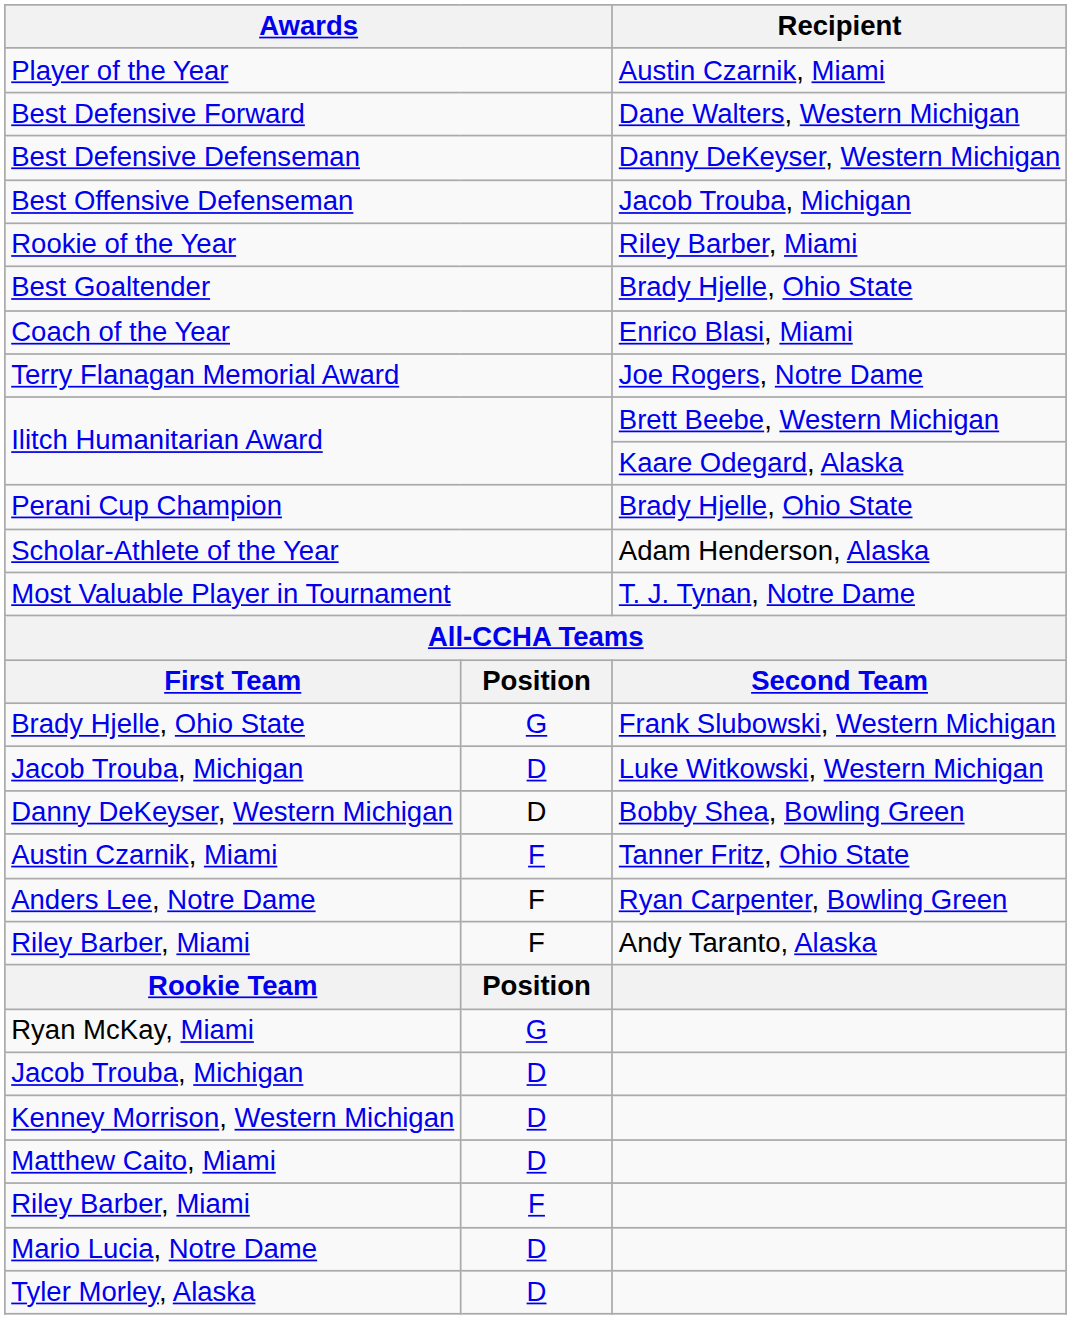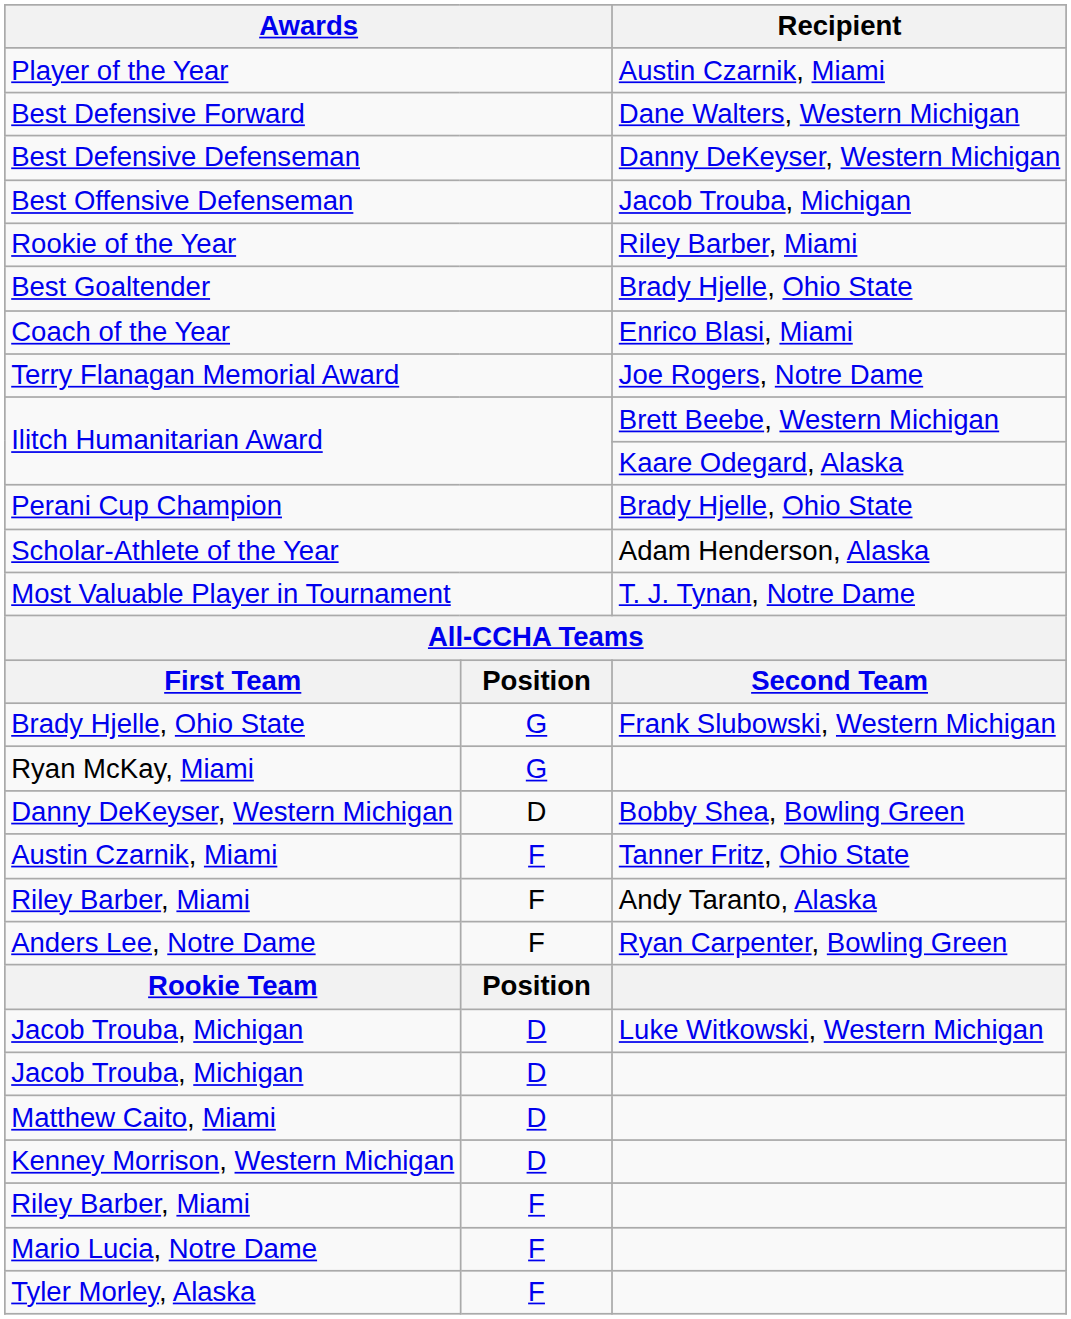rows swapped: (157, 768) <-> (133, 1030)
rows swapped: (163, 899) <-> (131, 942)
rows swapped: (143, 1161) <-> (233, 1117)
(537, 1248) D -> (537, 1248) F
(537, 1292) D -> (537, 1292) F
